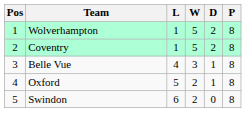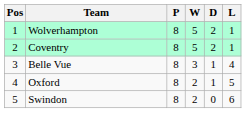columns swapped: (232, 13) <-> (176, 13)
